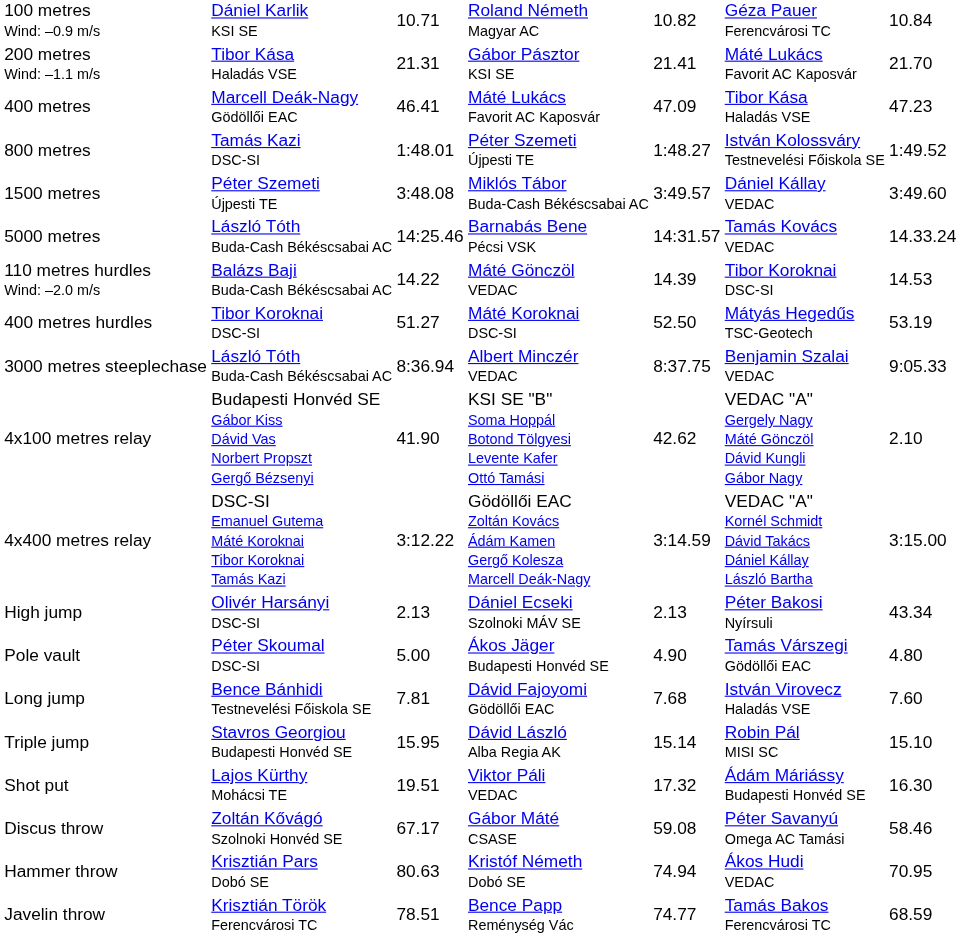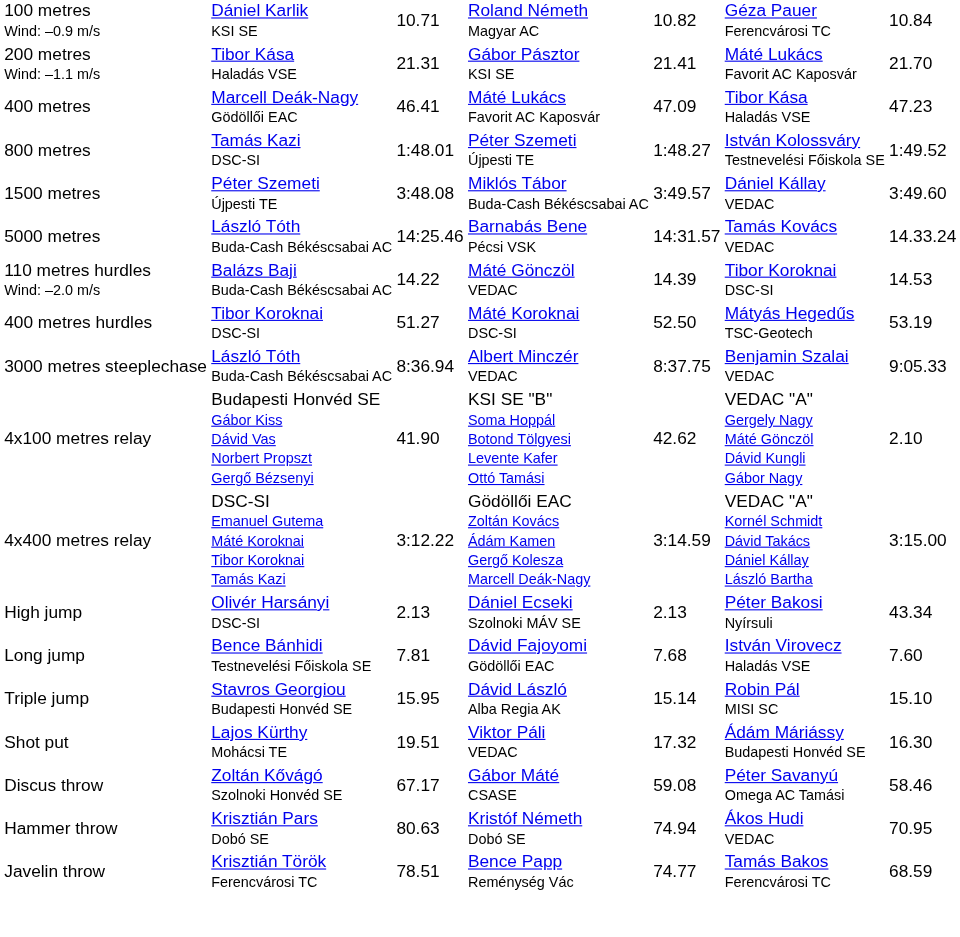- row: (42, 655)
